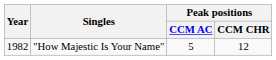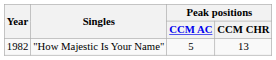(243, 47) 12 -> (243, 47) 13
